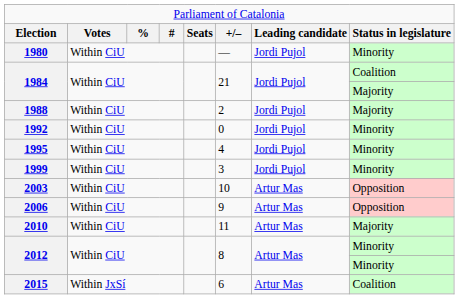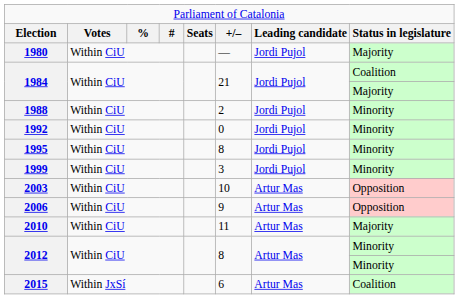(373, 52) Minority -> (373, 52) Majority
(373, 110) Majority -> (373, 110) Minority
(221, 149) 4 -> (221, 149) 8
